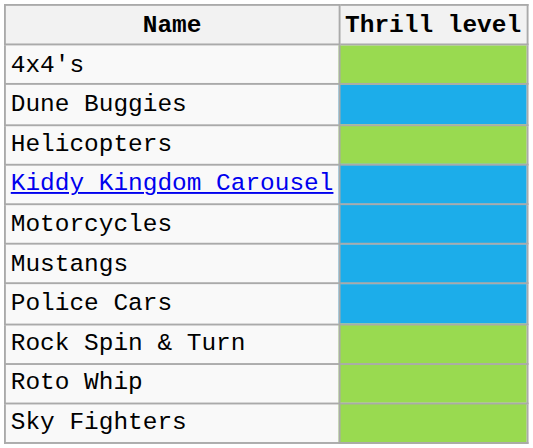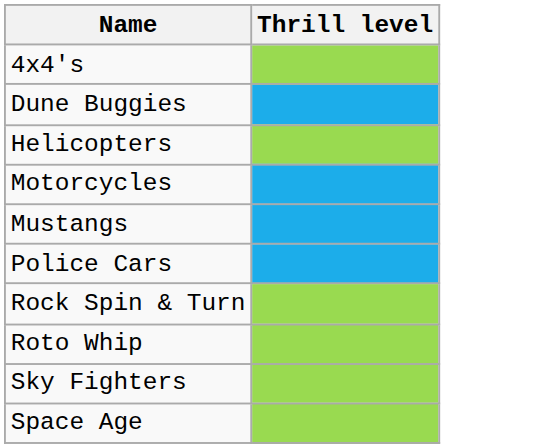- row: (172, 184)
+ row: (77, 423)
